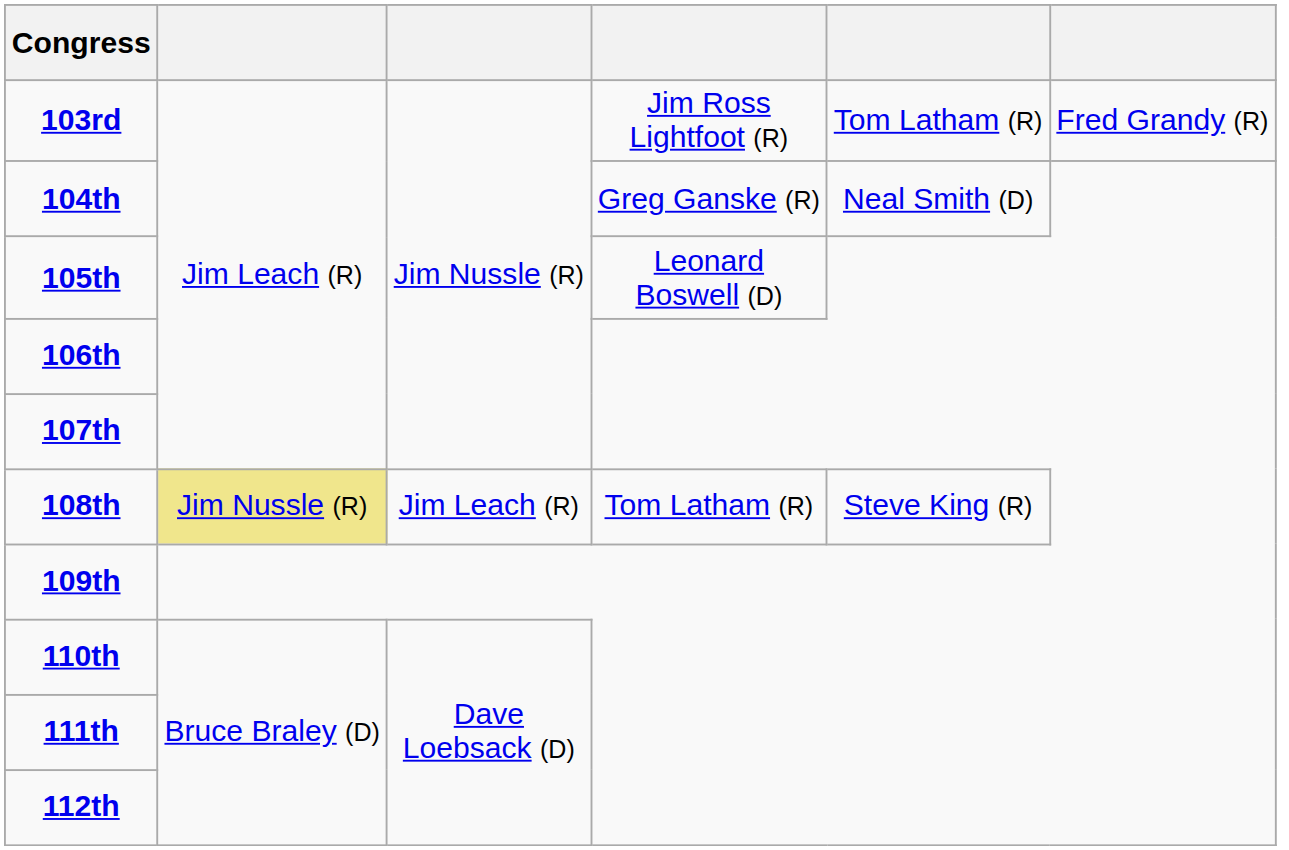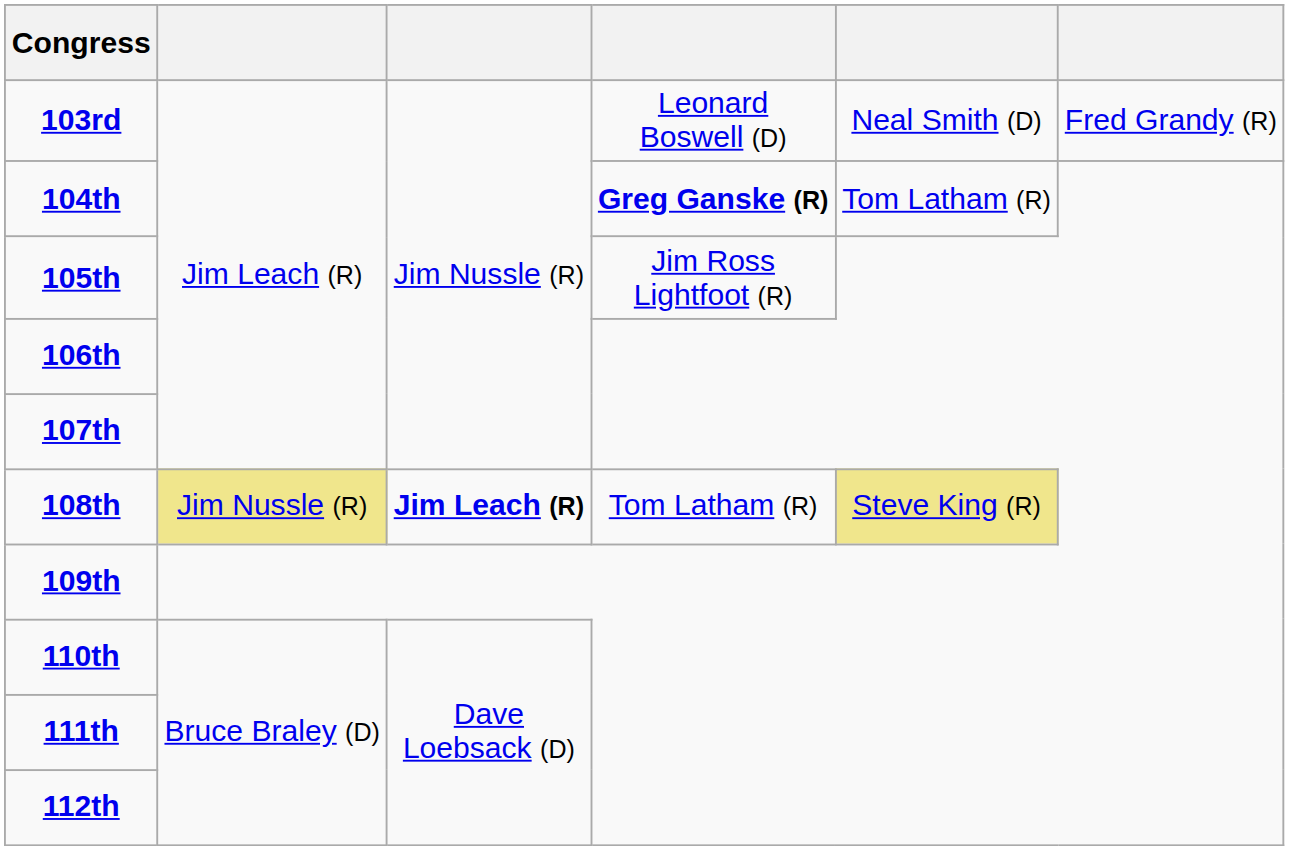(709, 120) Jim Ross Lightfoot (R) -> (713, 120) Leonard Boswell (D)
(938, 120) Tom Latham (R) -> (947, 120) Neal Smith (D)
(709, 198) normal -> (713, 198) bold
(938, 198) Neal Smith (D) -> (947, 198) Tom Latham (R)
(709, 277) Leonard Boswell (D) -> (713, 277) Jim Ross Lightfoot (R)
(489, 505) normal -> (489, 505) bold
(938, 505) no background -> (947, 505) khaki background
